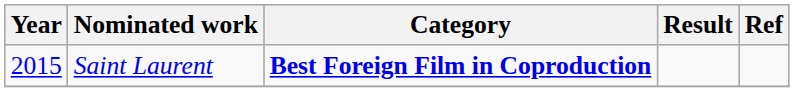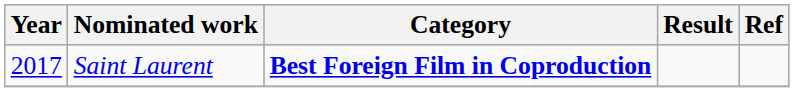(36, 65) 2015 -> (36, 65) 2017
